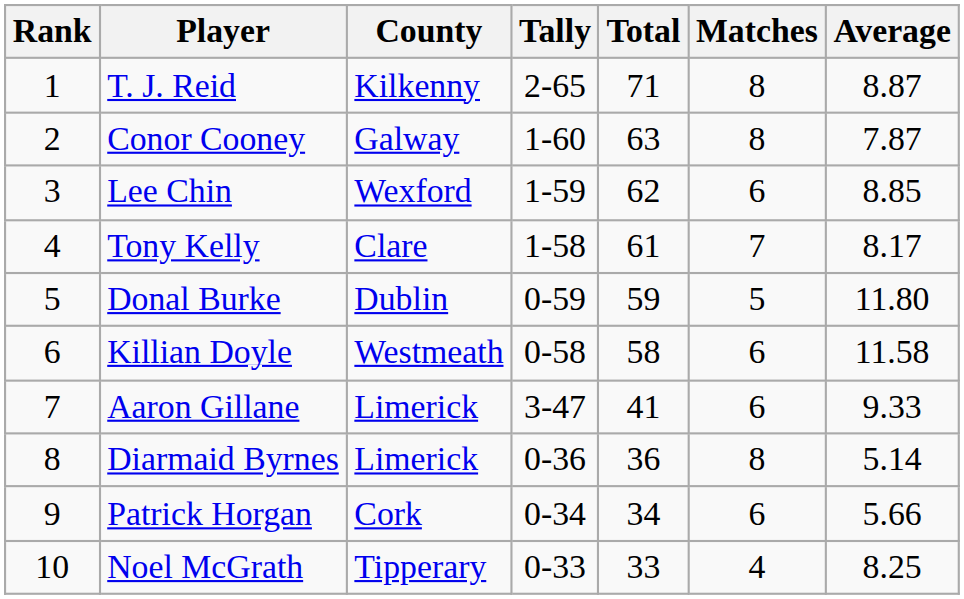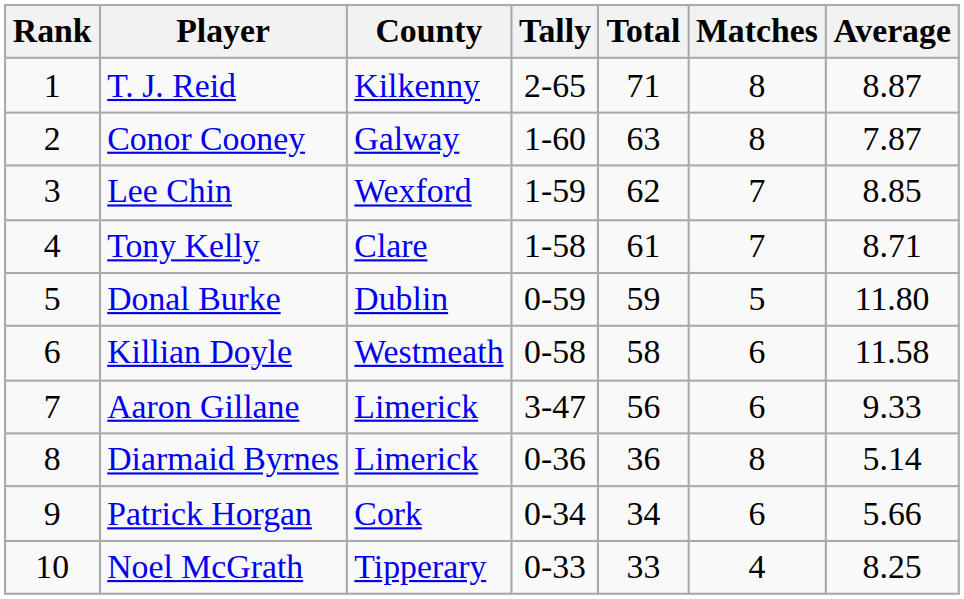(757, 191) 6 -> (757, 191) 7
(892, 245) 8.17 -> (892, 245) 8.71
(643, 406) 41 -> (643, 406) 56
